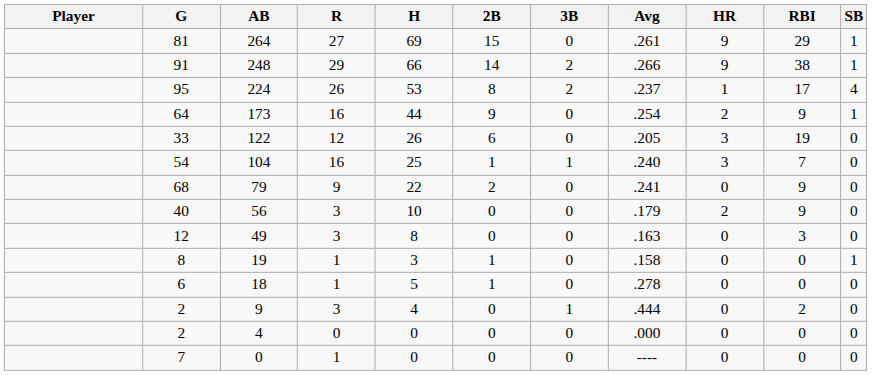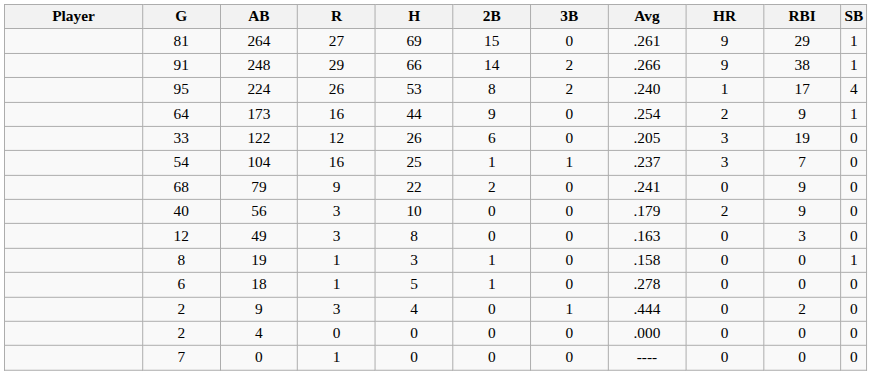(647, 89) .237 -> (647, 89) .240
(647, 162) .240 -> (647, 162) .237
